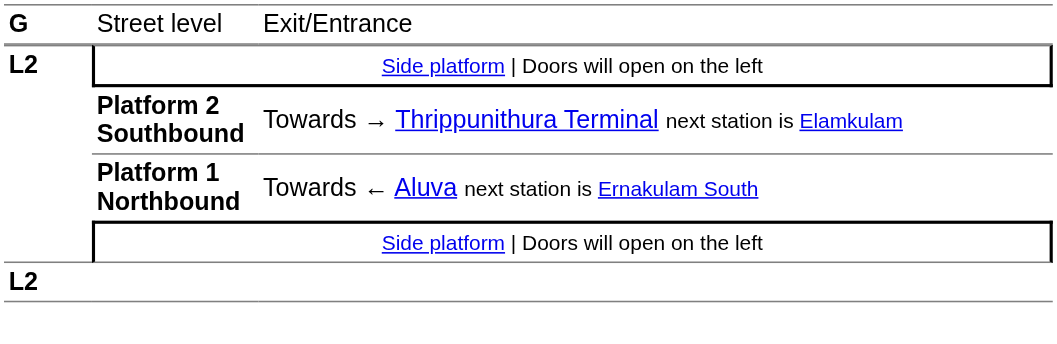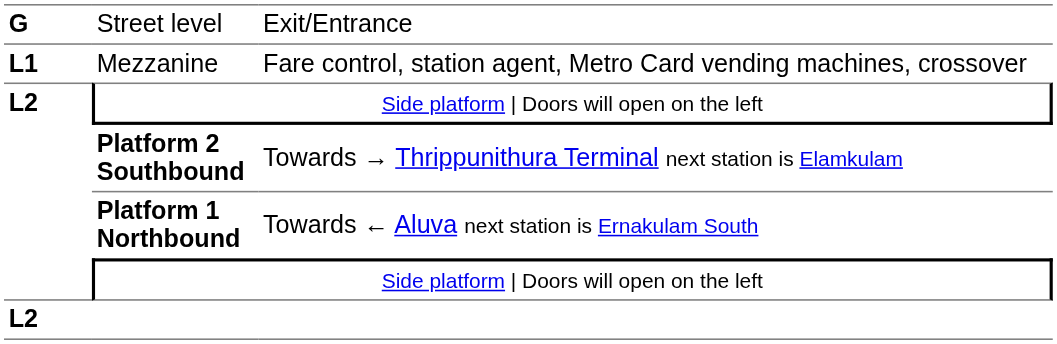+ row: (157, 63)
